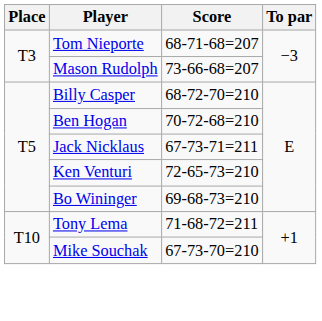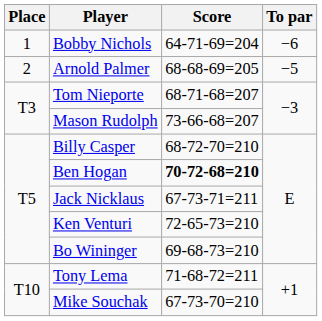+ row: (102, 43)
+ row: (101, 69)
(212, 120) normal -> (212, 172) bold
